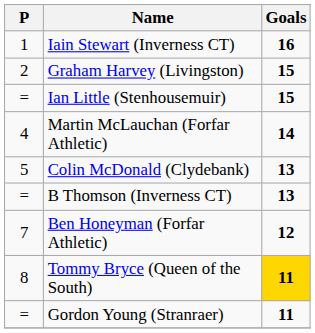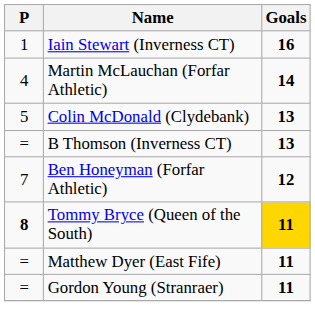- row: (146, 71)
- row: (137, 97)
(24, 278) normal -> (24, 224) bold
+ row: (134, 261)
